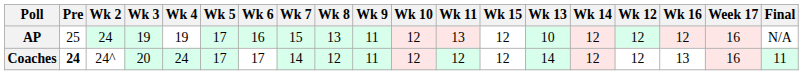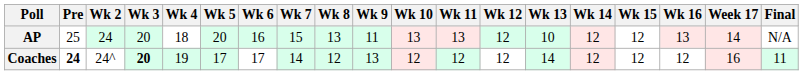columns swapped: (638, 15) <-> (503, 15)
(144, 37) 19 -> (144, 37) 20
(182, 37) 19 -> (182, 37) 18
(220, 37) 17 -> (220, 37) 20
(414, 37) 12 -> (414, 37) 13
(683, 37) 12 -> (683, 37) 13
(733, 37) 16 -> (733, 37) 14
(144, 59) normal -> (144, 59) bold
(182, 59) 24 -> (182, 59) 19
(372, 59) 11 -> (372, 59) 13
(683, 59) 13 -> (683, 59) 12
